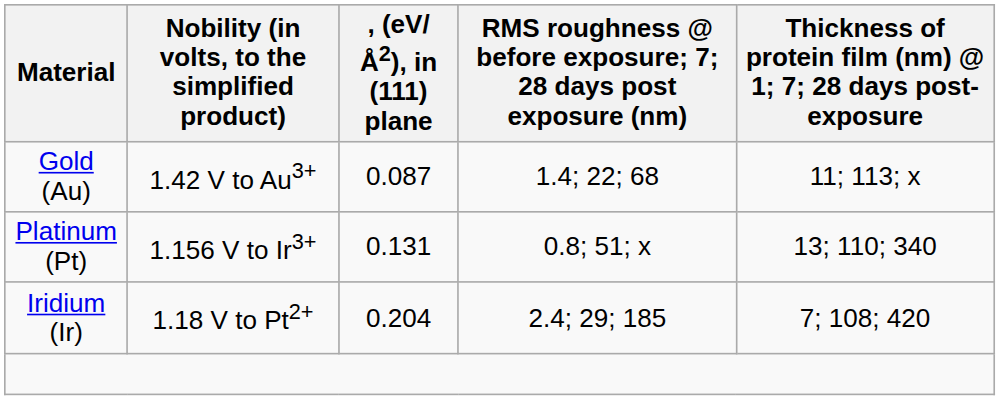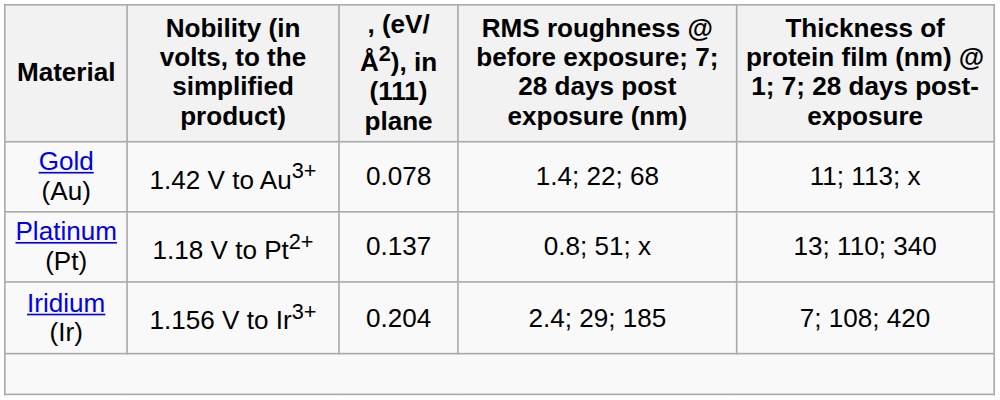(399, 176) 0.087 -> (399, 176) 0.078
(233, 246) 1.156 V to Ir3+ -> (233, 246) 1.18 V to Pt2+
(399, 246) 0.131 -> (399, 246) 0.137
(233, 317) 1.18 V to Pt2+ -> (233, 317) 1.156 V to Ir3+
